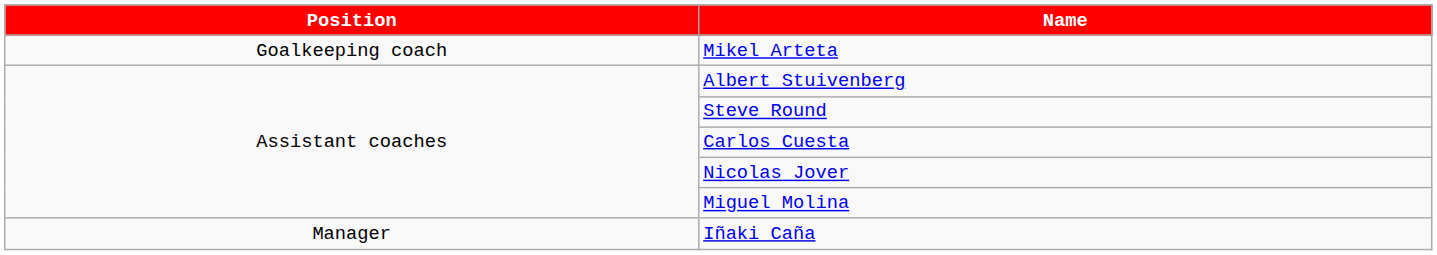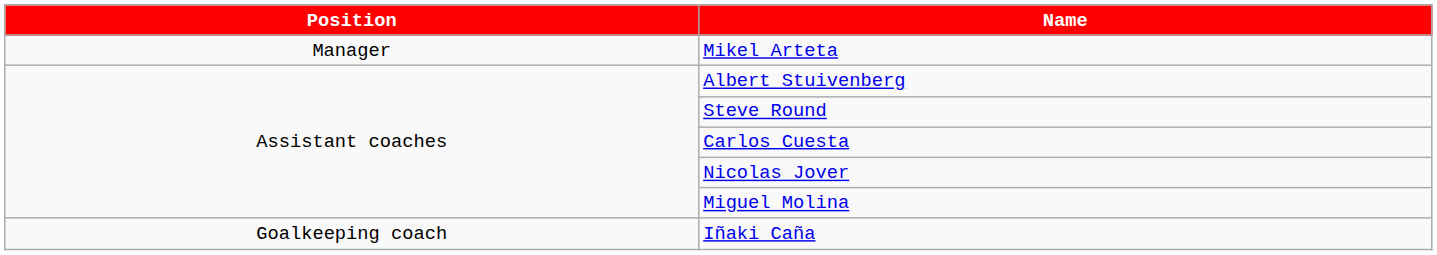(352, 50) Goalkeeping coach -> (352, 50) Manager
(352, 234) Manager -> (352, 234) Goalkeeping coach
